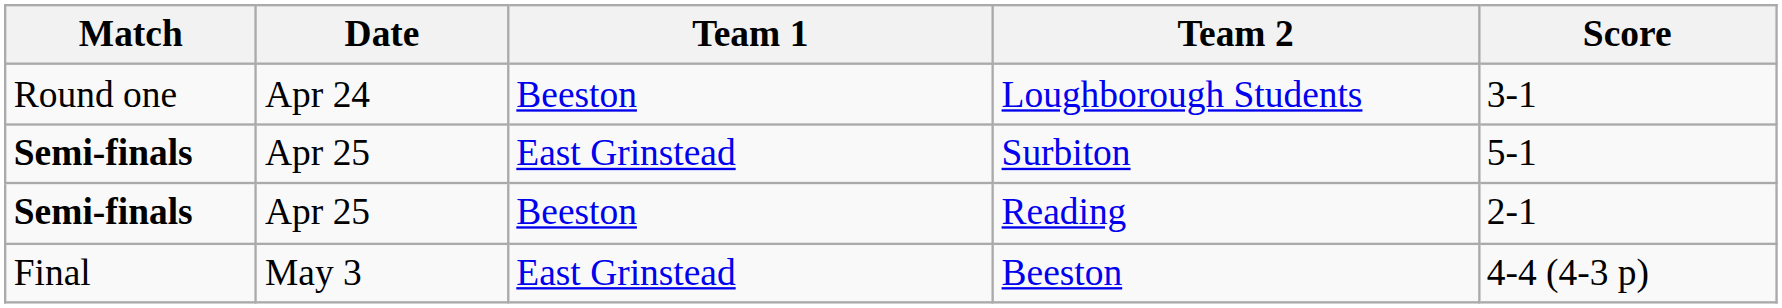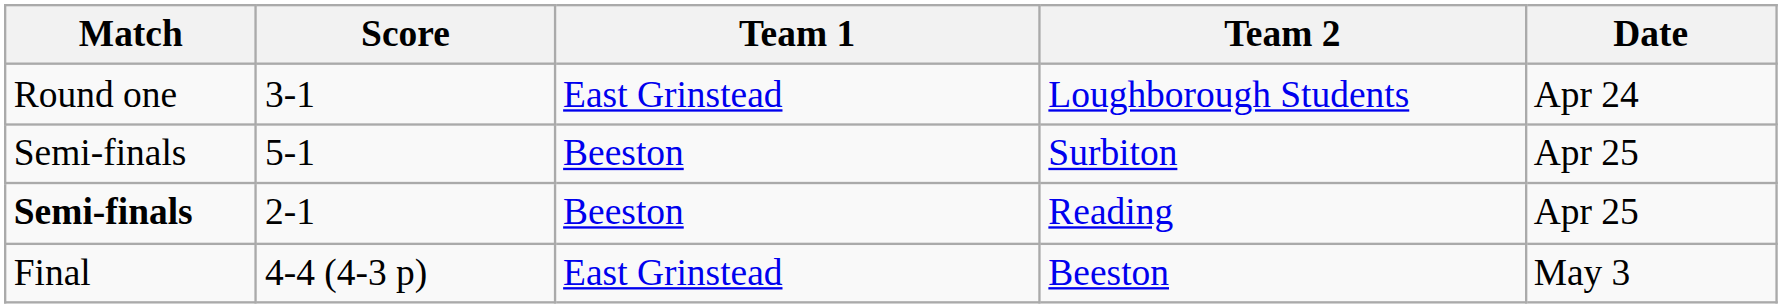columns swapped: (382, 34) <-> (1627, 34)
(577, 93) Beeston -> (673, 93) East Grinstead
(103, 152) bold -> (100, 152) normal
(626, 152) East Grinstead -> (623, 152) Beeston
